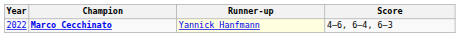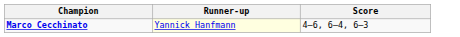- column: (17, 11)
